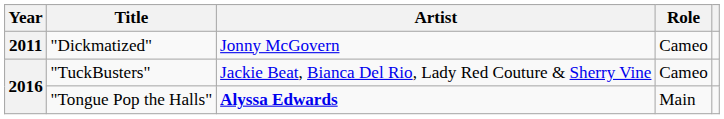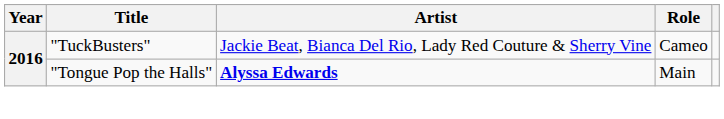- row: (101, 45)
